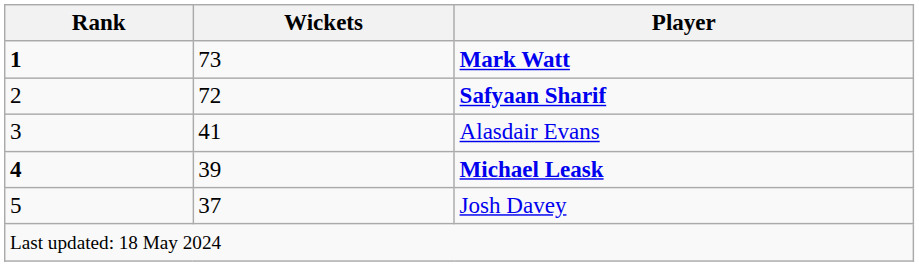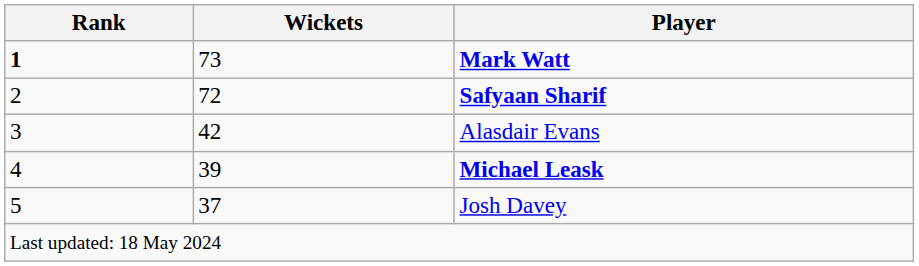(210, 132) 41 -> (210, 132) 42
(16, 168) bold -> (16, 168) normal
